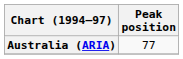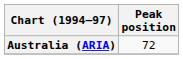(149, 45) 77 -> (149, 45) 72
